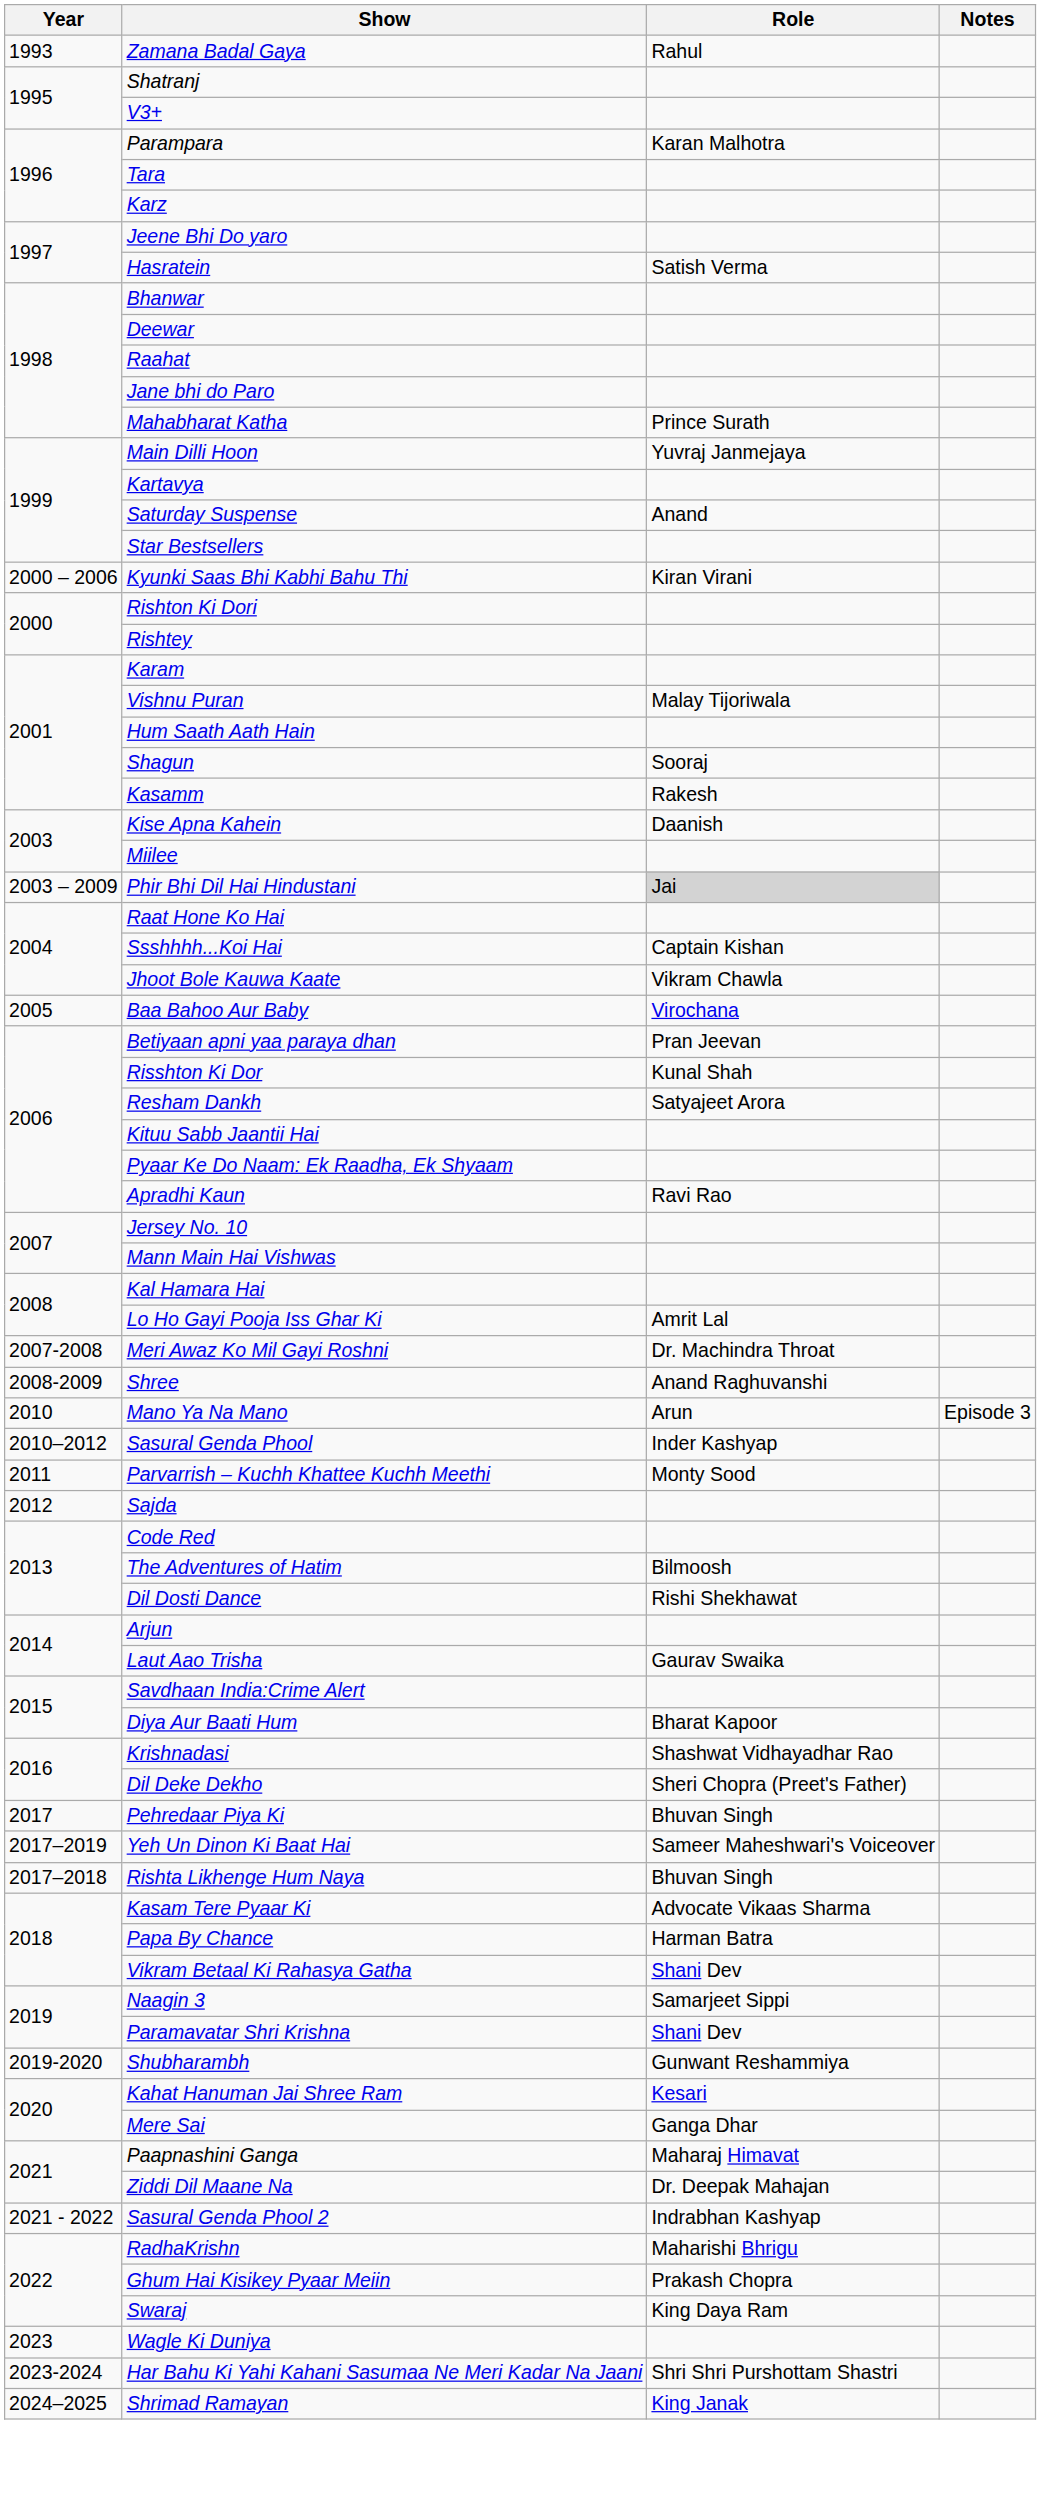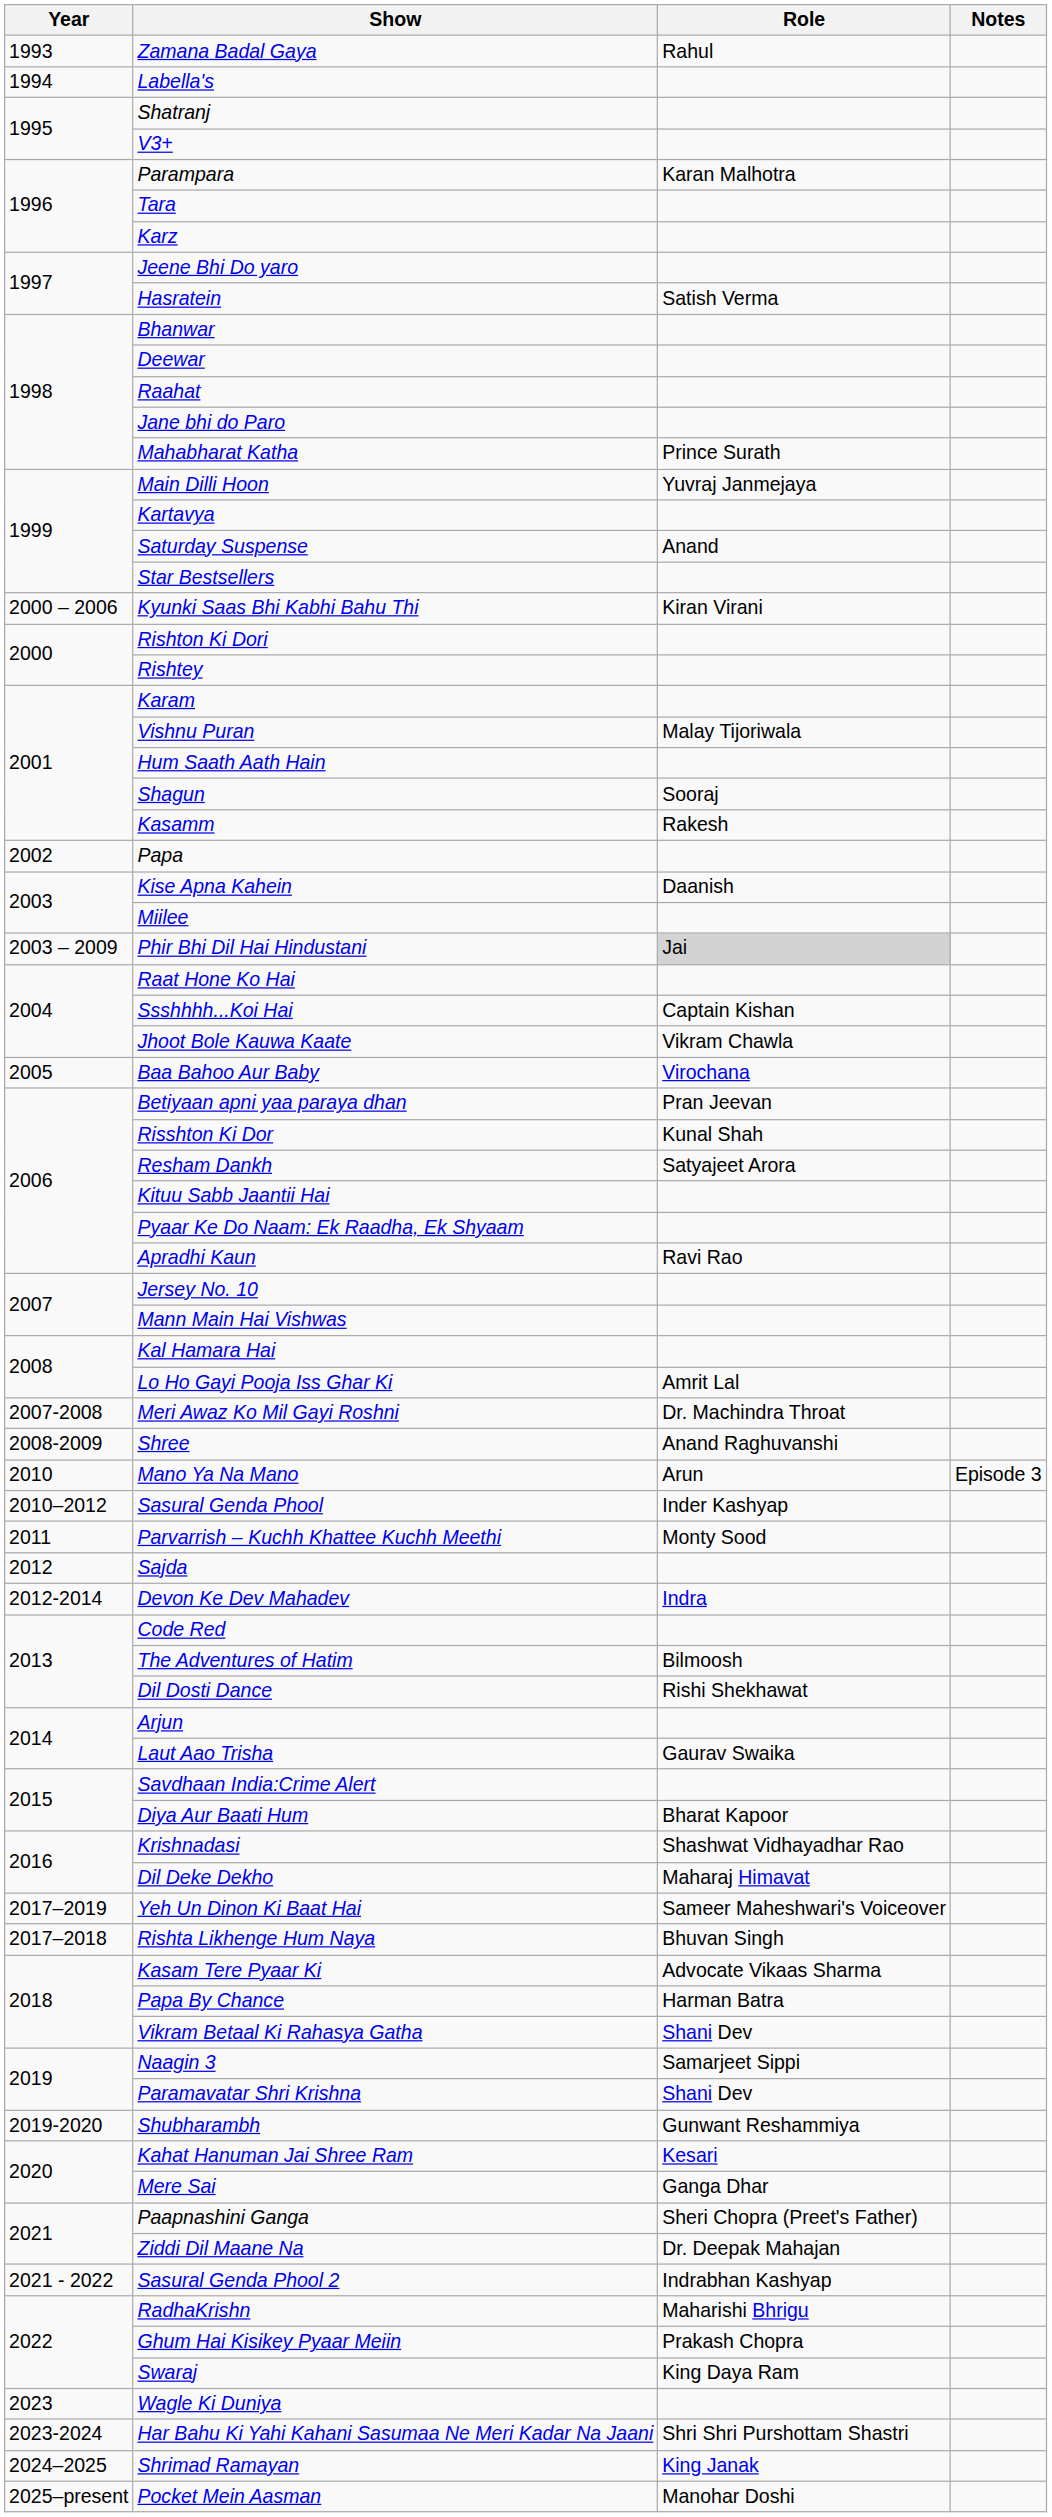+ row: (176, 81)
+ row: (160, 855)
+ row: (243, 1598)
(779, 1784) Sheri Chopra (Preet's Father) -> (736, 1877) Maharaj Himavat
- row: (205, 1815)
(725, 2156) Maharaj Himavat -> (790, 2217) Sheri Chopra (Preet's Father)
+ row: (229, 2496)
